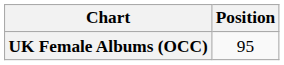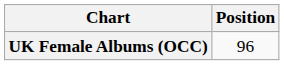(245, 45) 95 -> (245, 45) 96
